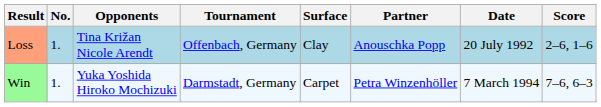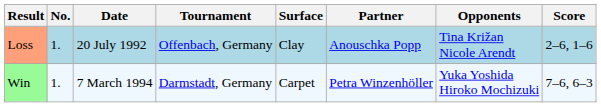columns swapped: (501, 14) <-> (127, 14)
